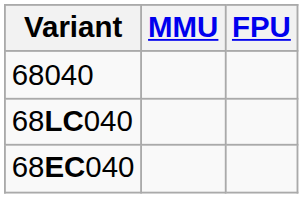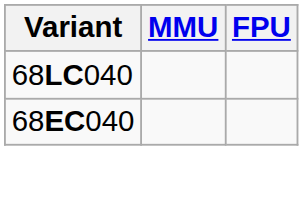- row: (53, 74)
